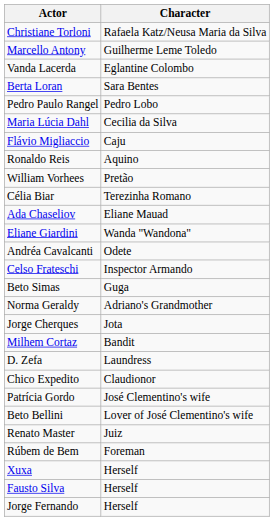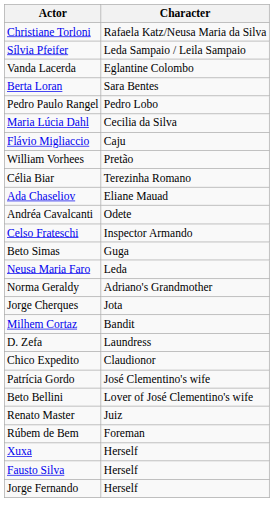+ row: (38, 50)
- row: (46, 50)
- row: (38, 159)
- row: (42, 232)
+ row: (49, 269)
